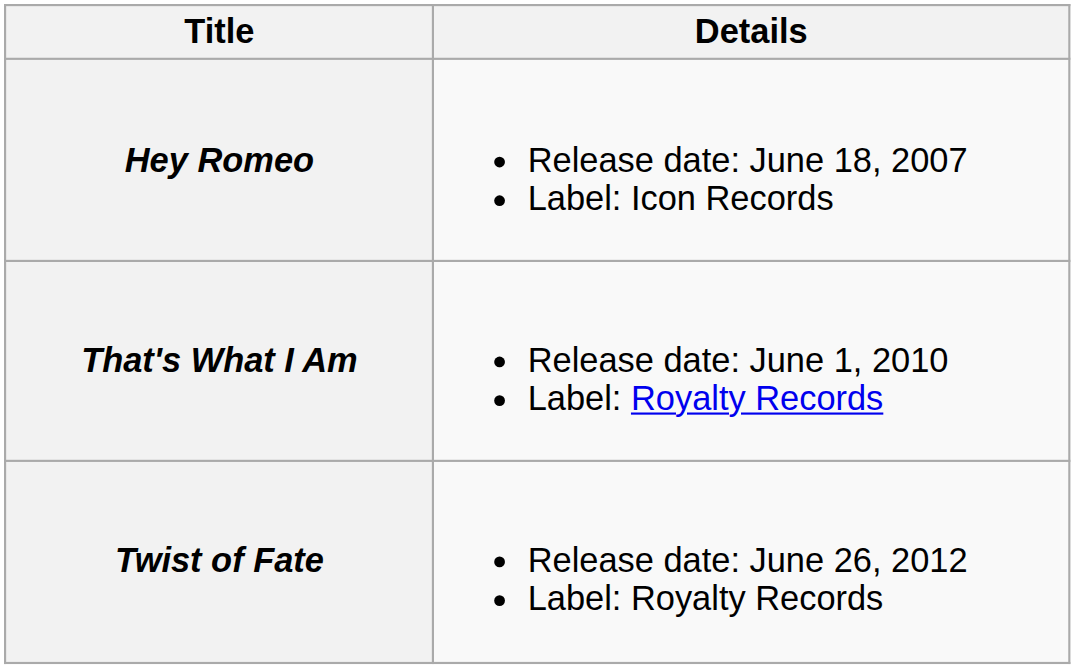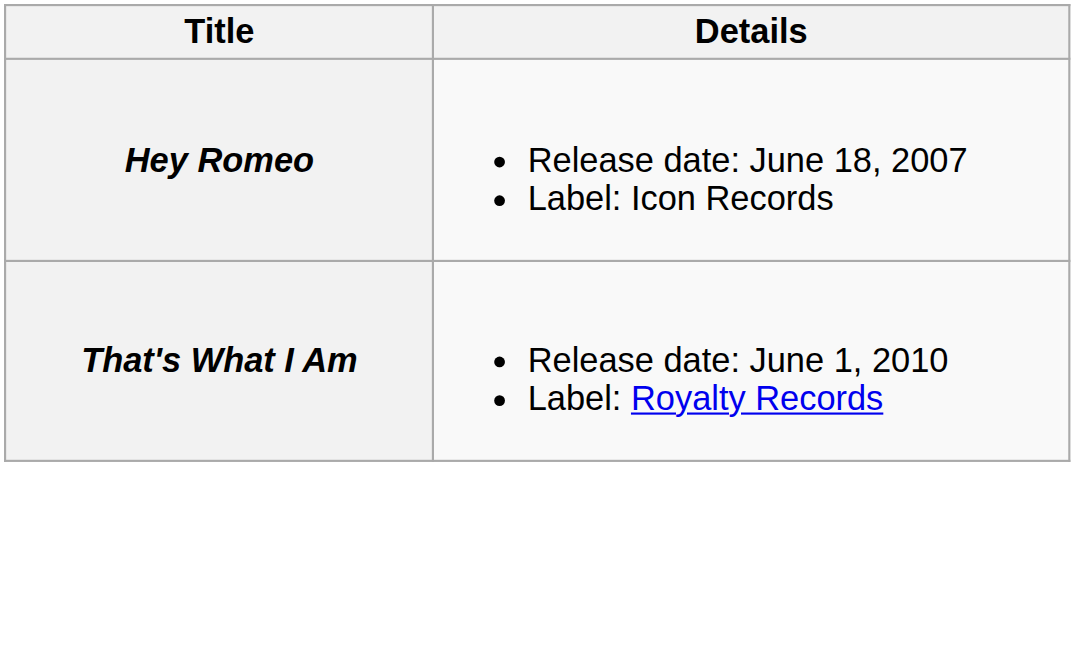- row: (219, 560)
